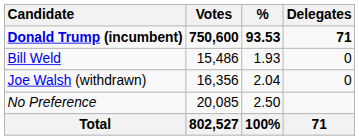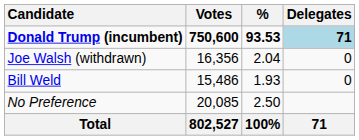(344, 37) no background -> (344, 37) lightblue background
rows swapped: (77, 80) <-> (34, 59)
